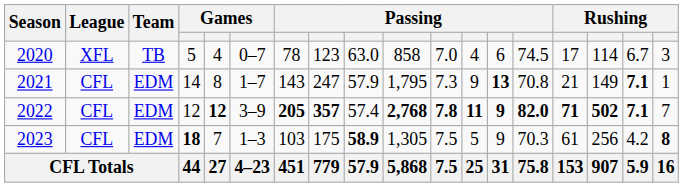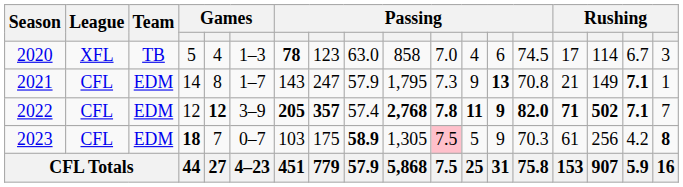(252, 54) 0–7 -> (252, 54) 1–3
(291, 54) normal -> (291, 54) bold
(252, 139) 1–3 -> (252, 139) 0–7
(446, 139) no background -> (446, 139) pink background
